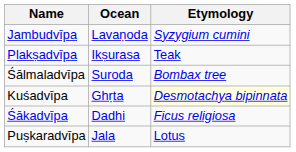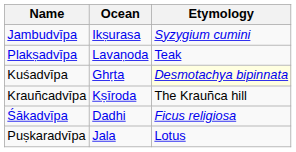(120, 34) Lavaṇoda -> (116, 34) Ikṣurasa
(116, 55) Ikṣurasa -> (120, 55) Lavaṇoda
- row: (46, 75)
+ row: (47, 95)
